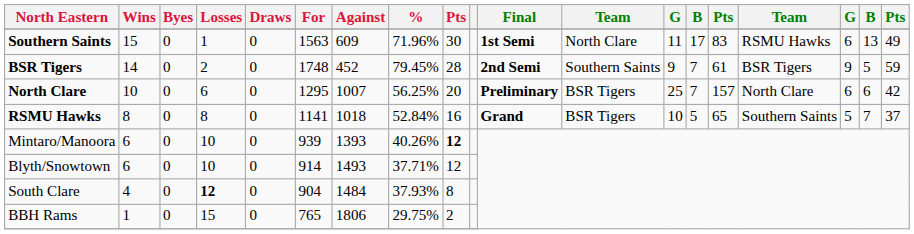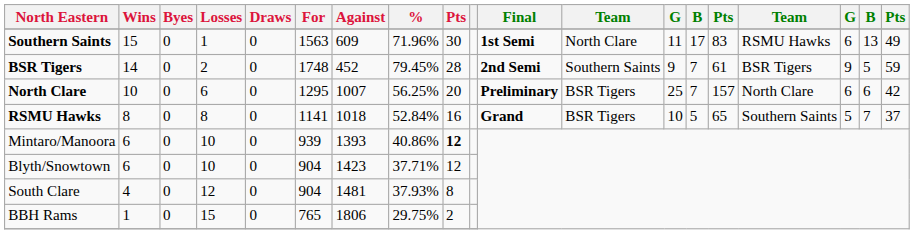(416, 141) 40.26% -> (416, 141) 40.86%
(310, 165) 914 -> (310, 165) 904
(351, 165) 1493 -> (351, 165) 1423
(208, 190) bold -> (208, 190) normal
(351, 190) 1484 -> (351, 190) 1481
